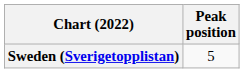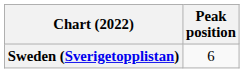(211, 56) 5 -> (211, 56) 6
